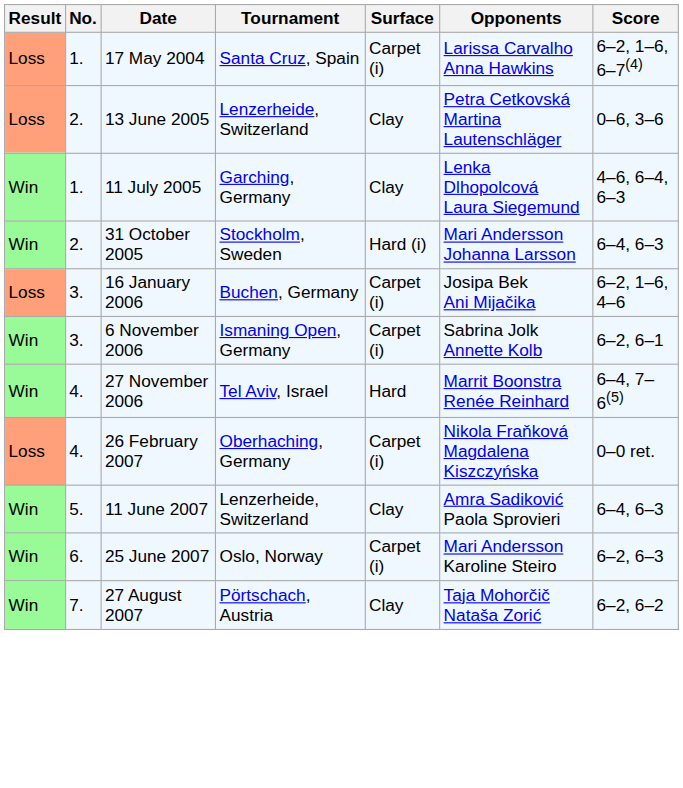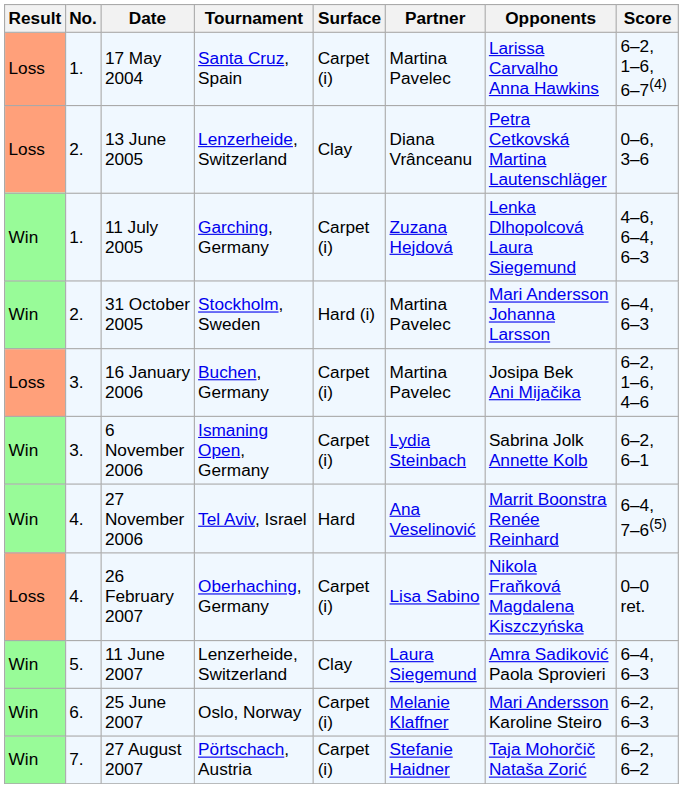+ column: (435, 17)
(386, 186) Clay -> (343, 236) Carpet (i)
(386, 604) Clay -> (343, 759) Carpet (i)
